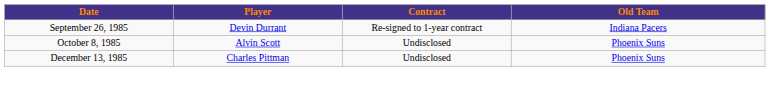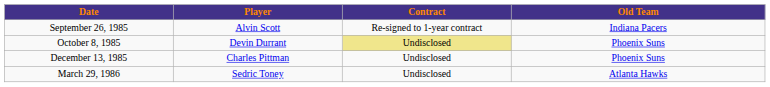(258, 27) Devin Durrant -> (258, 27) Alvin Scott
(258, 43) Alvin Scott -> (258, 43) Devin Durrant
(427, 43) no background -> (427, 43) khaki background
+ row: (89, 74)
